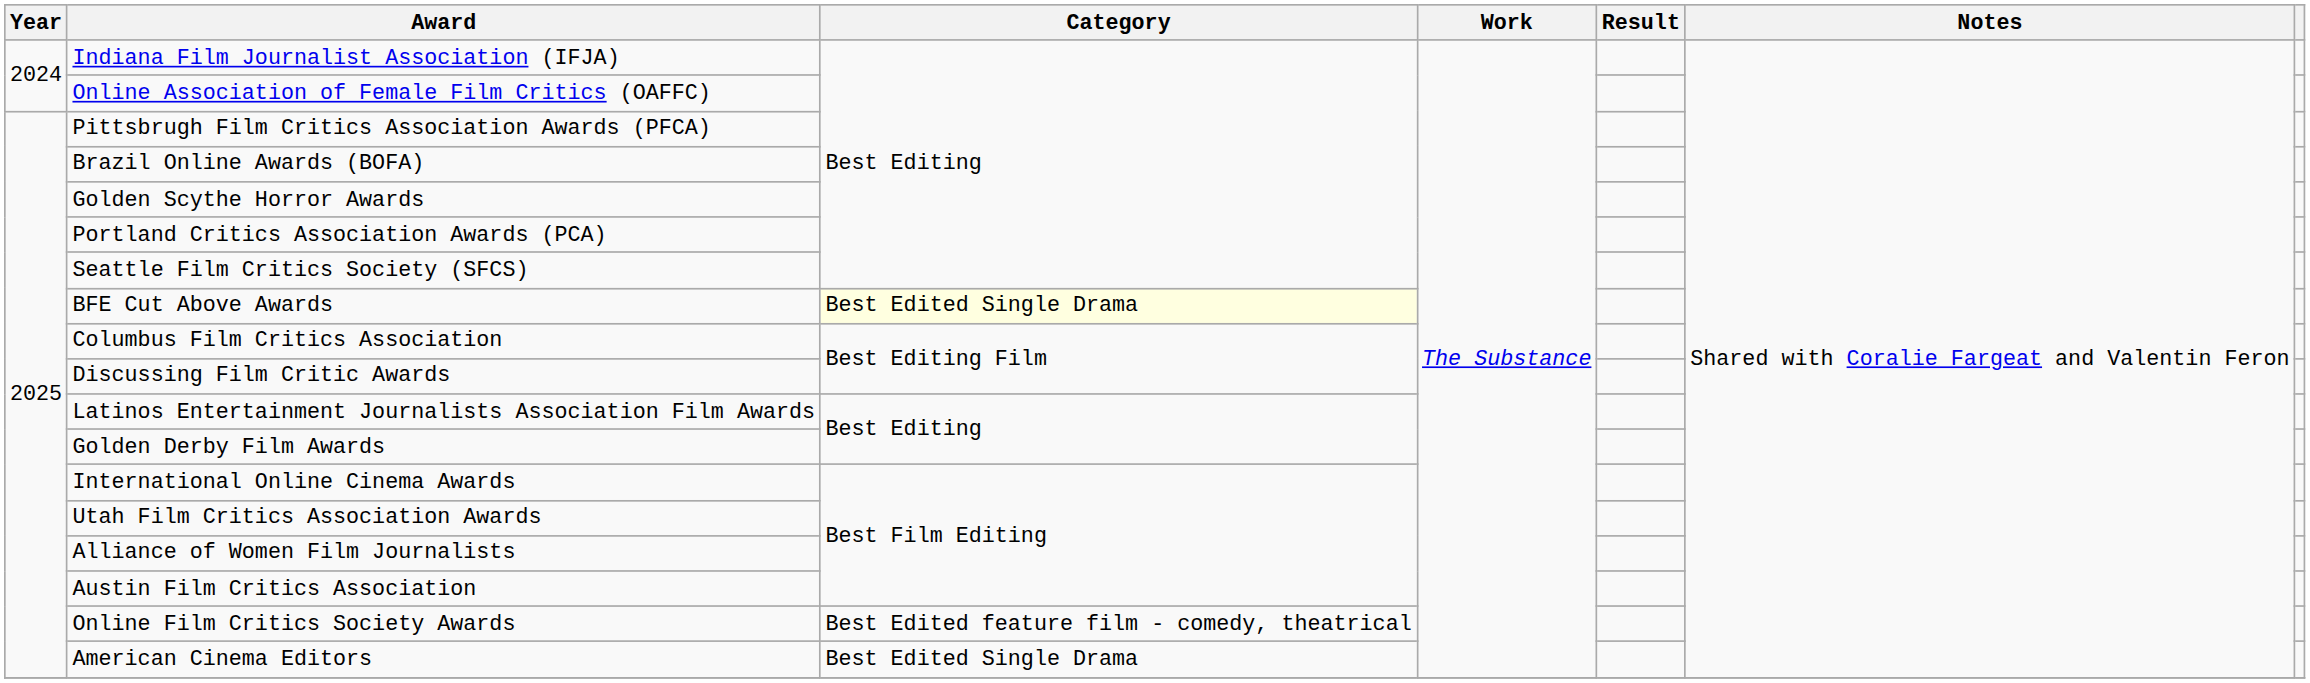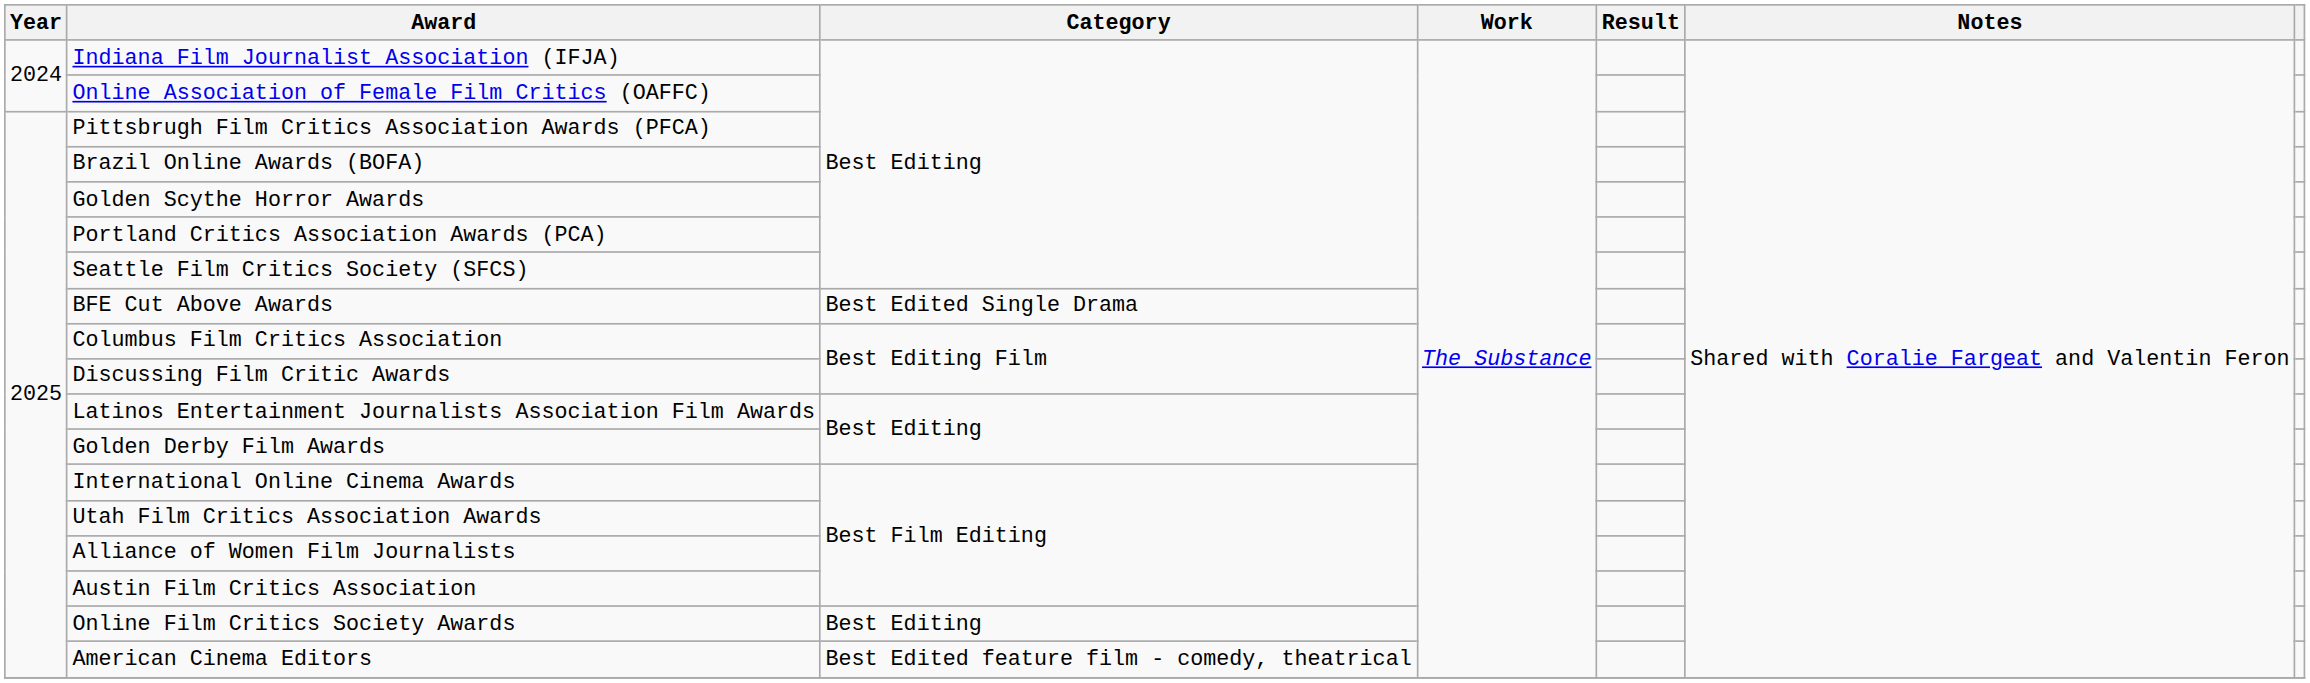(982, 306) lightyellow background -> (982, 306) no background
(1119, 624) Best Edited feature film - comedy, theatrical -> (904, 624) Best Editing
(982, 659) Best Edited Single Drama -> (1119, 659) Best Edited feature film - comedy, theatrical
